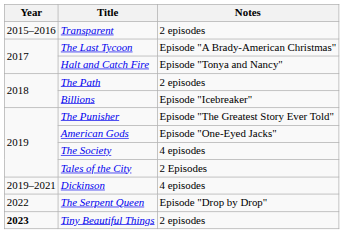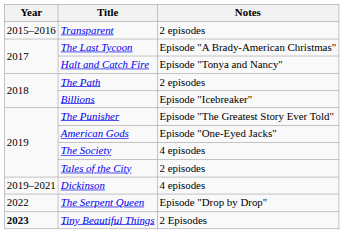(183, 168) 2 Episodes -> (182, 168) 2 episodes
(182, 220) 2 episodes -> (183, 220) 2 Episodes
